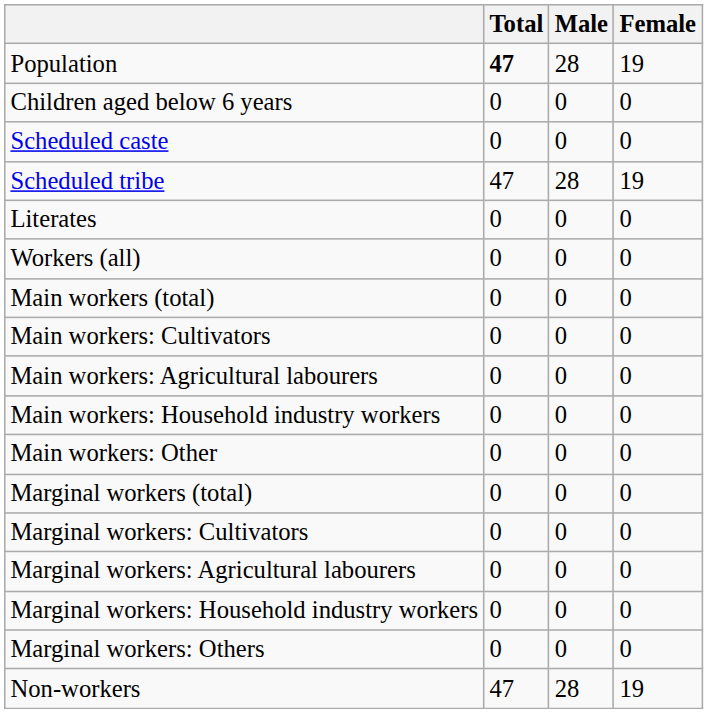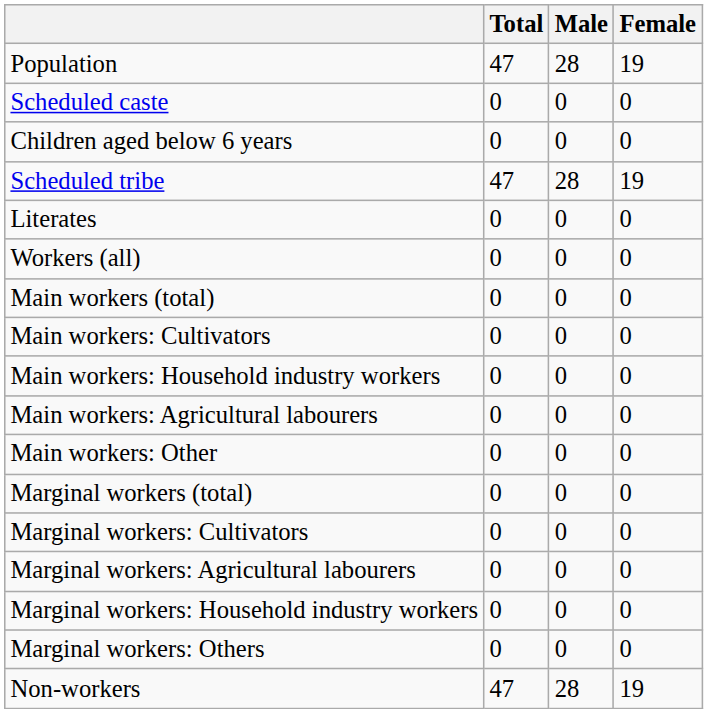(502, 63) bold -> (502, 63) normal
rows swapped: (151, 102) <-> (89, 141)
rows swapped: (194, 375) <-> (225, 414)
